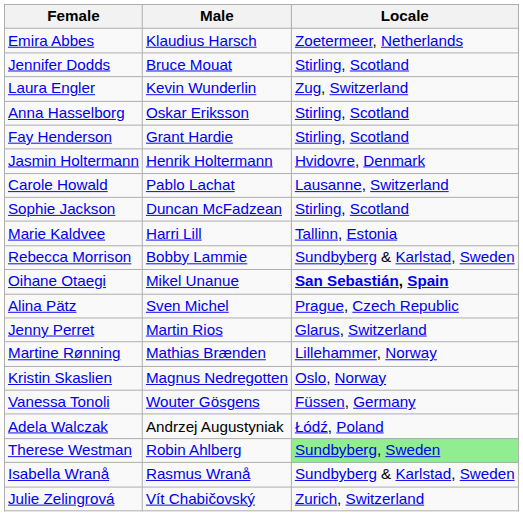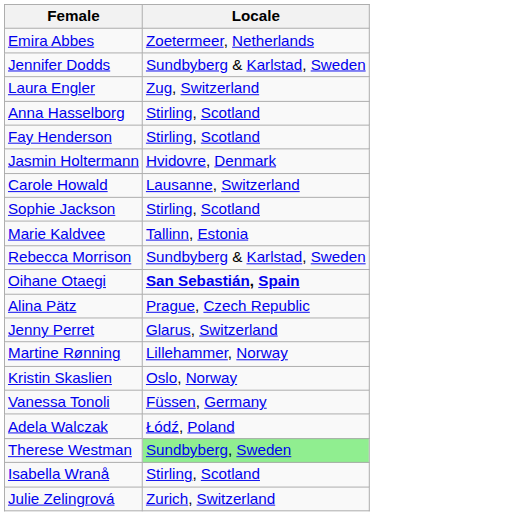- column: (217, 16)
(352, 64) Stirling, Scotland -> (256, 64) Sundbyberg & Karlstad, Sweden
(405, 474) Sundbyberg & Karlstad, Sweden -> (203, 474) Stirling, Scotland
